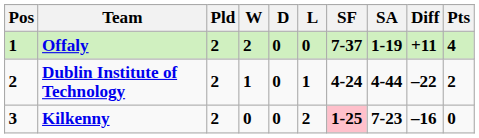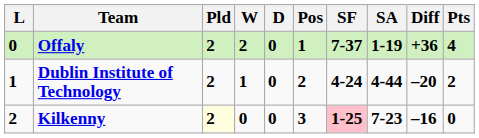columns swapped: (21, 18) <-> (312, 18)
(424, 45) +11 -> (424, 45) +36
(424, 82) –22 -> (424, 82) –20
(215, 118) no background -> (210, 118) lightyellow background
